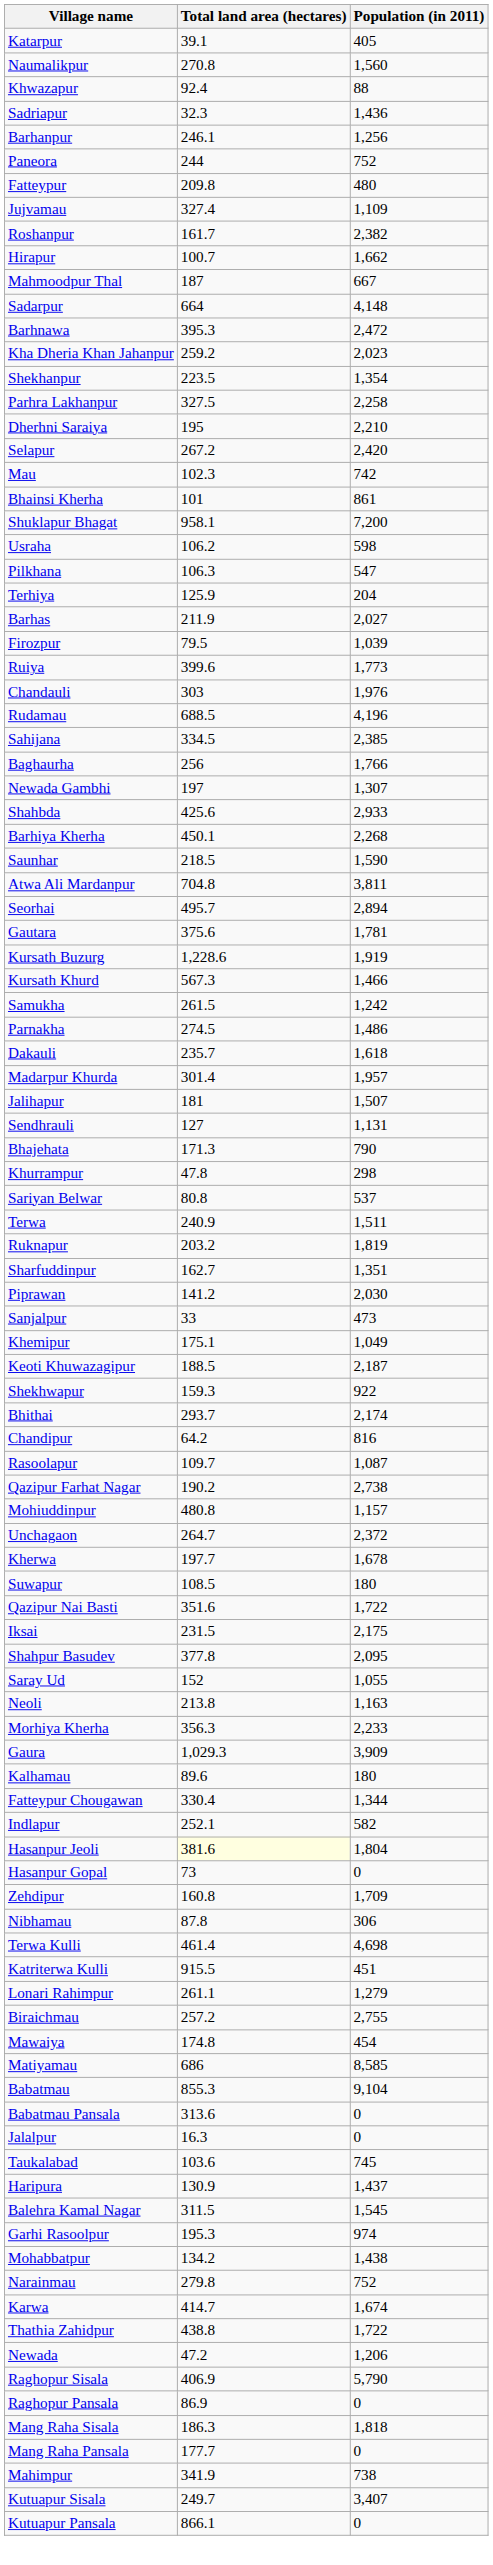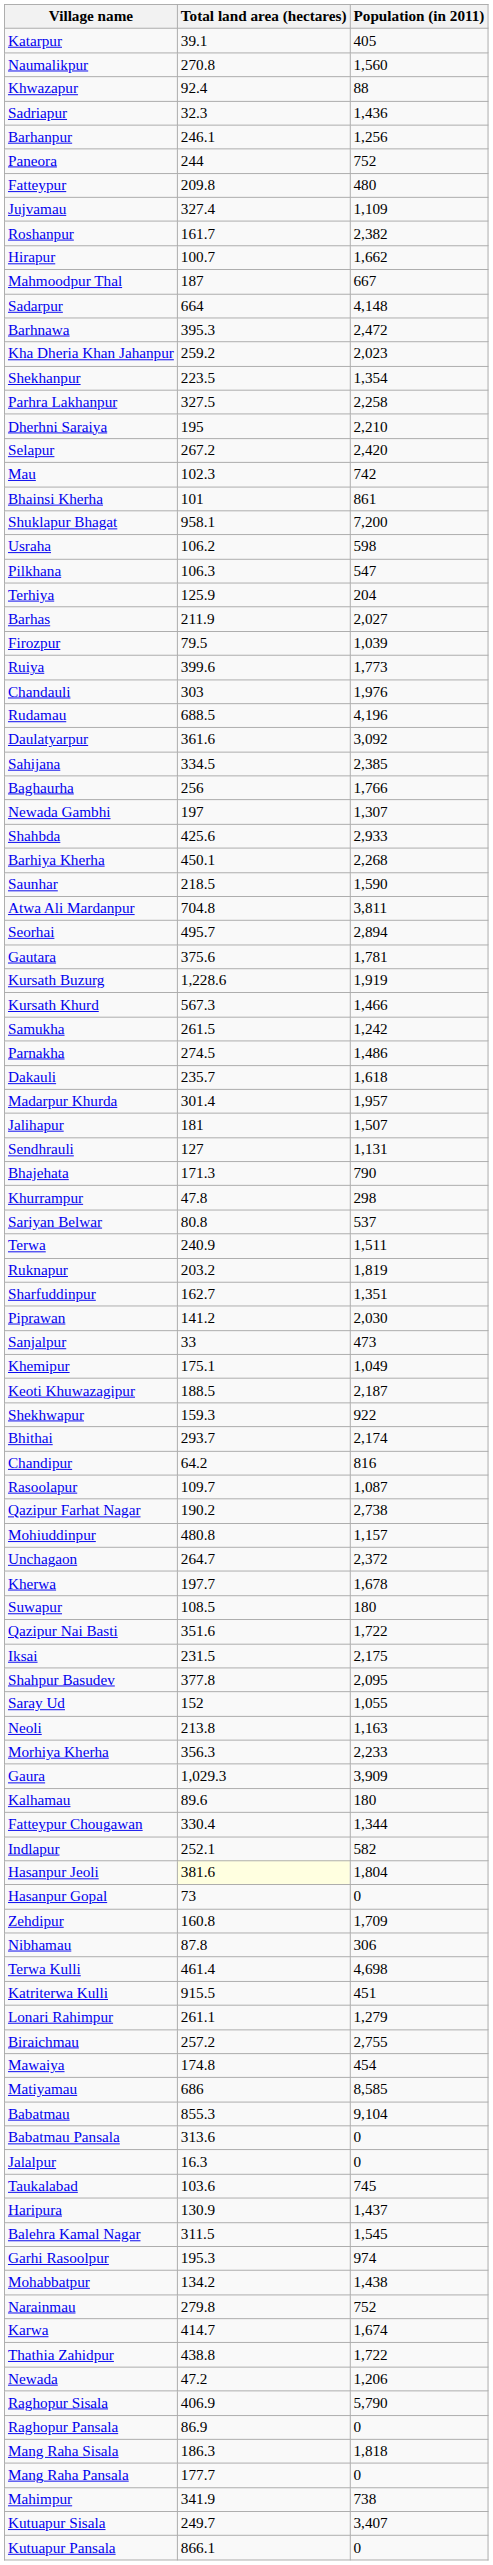+ row: (48, 739)
